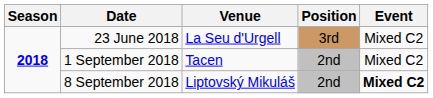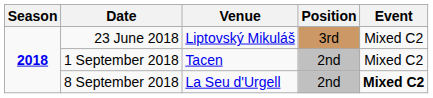(233, 38) La Seu d'Urgell -> (240, 38) Liptovský Mikuláš
(240, 82) Liptovský Mikuláš -> (233, 82) La Seu d'Urgell
